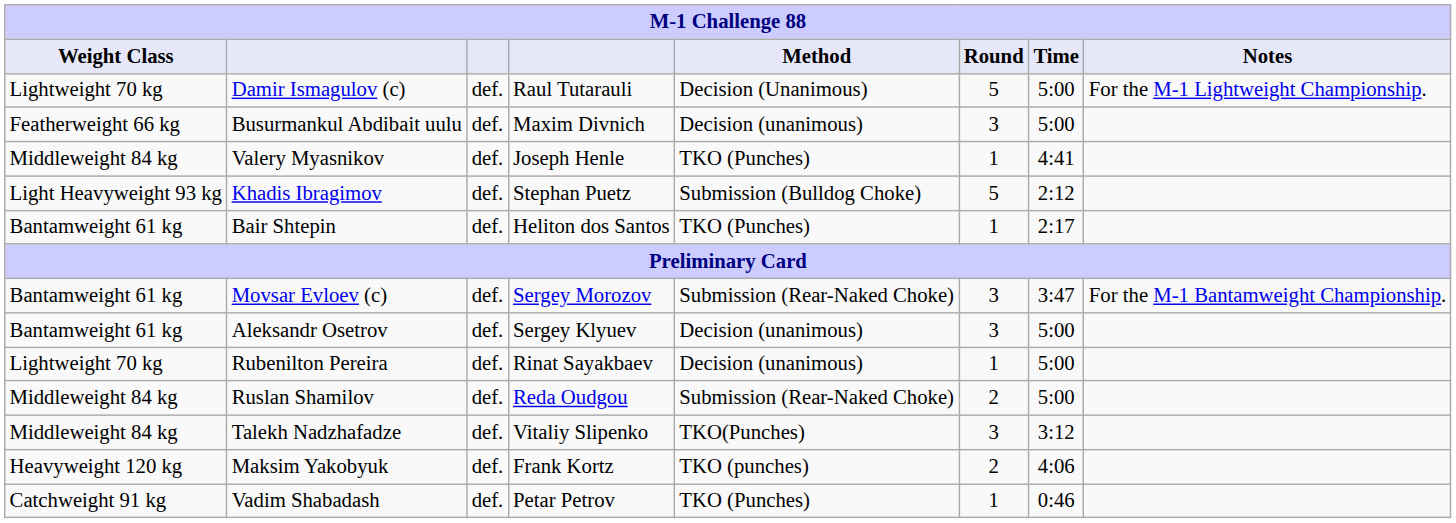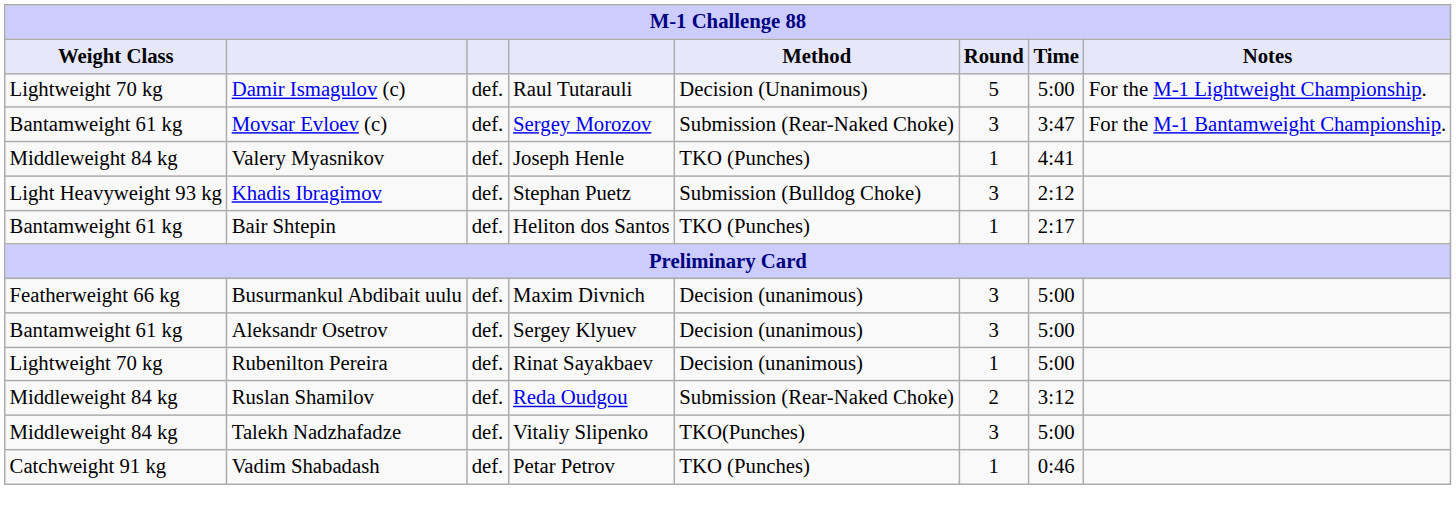rows swapped: (309, 295) <-> (347, 124)
(994, 192) 5 -> (994, 192) 3
(1056, 398) 5:00 -> (1056, 398) 3:12
(1056, 432) 3:12 -> (1056, 432) 5:00
- row: (310, 466)
